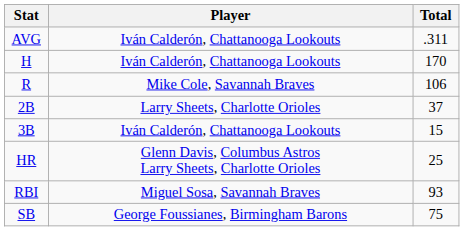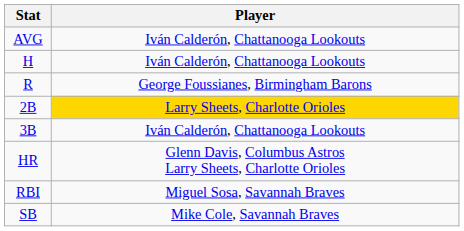- column: (436, 15)
(230, 84) Mike Cole, Savannah Braves -> (255, 84) George Foussianes, Birmingham Barons
(230, 107) no background -> (255, 107) gold background
(230, 214) George Foussianes, Birmingham Barons -> (255, 214) Mike Cole, Savannah Braves
